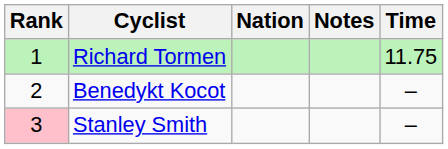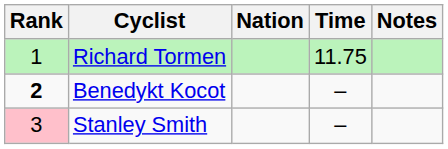columns swapped: (411, 21) <-> (344, 21)
(36, 90) normal -> (36, 90) bold
